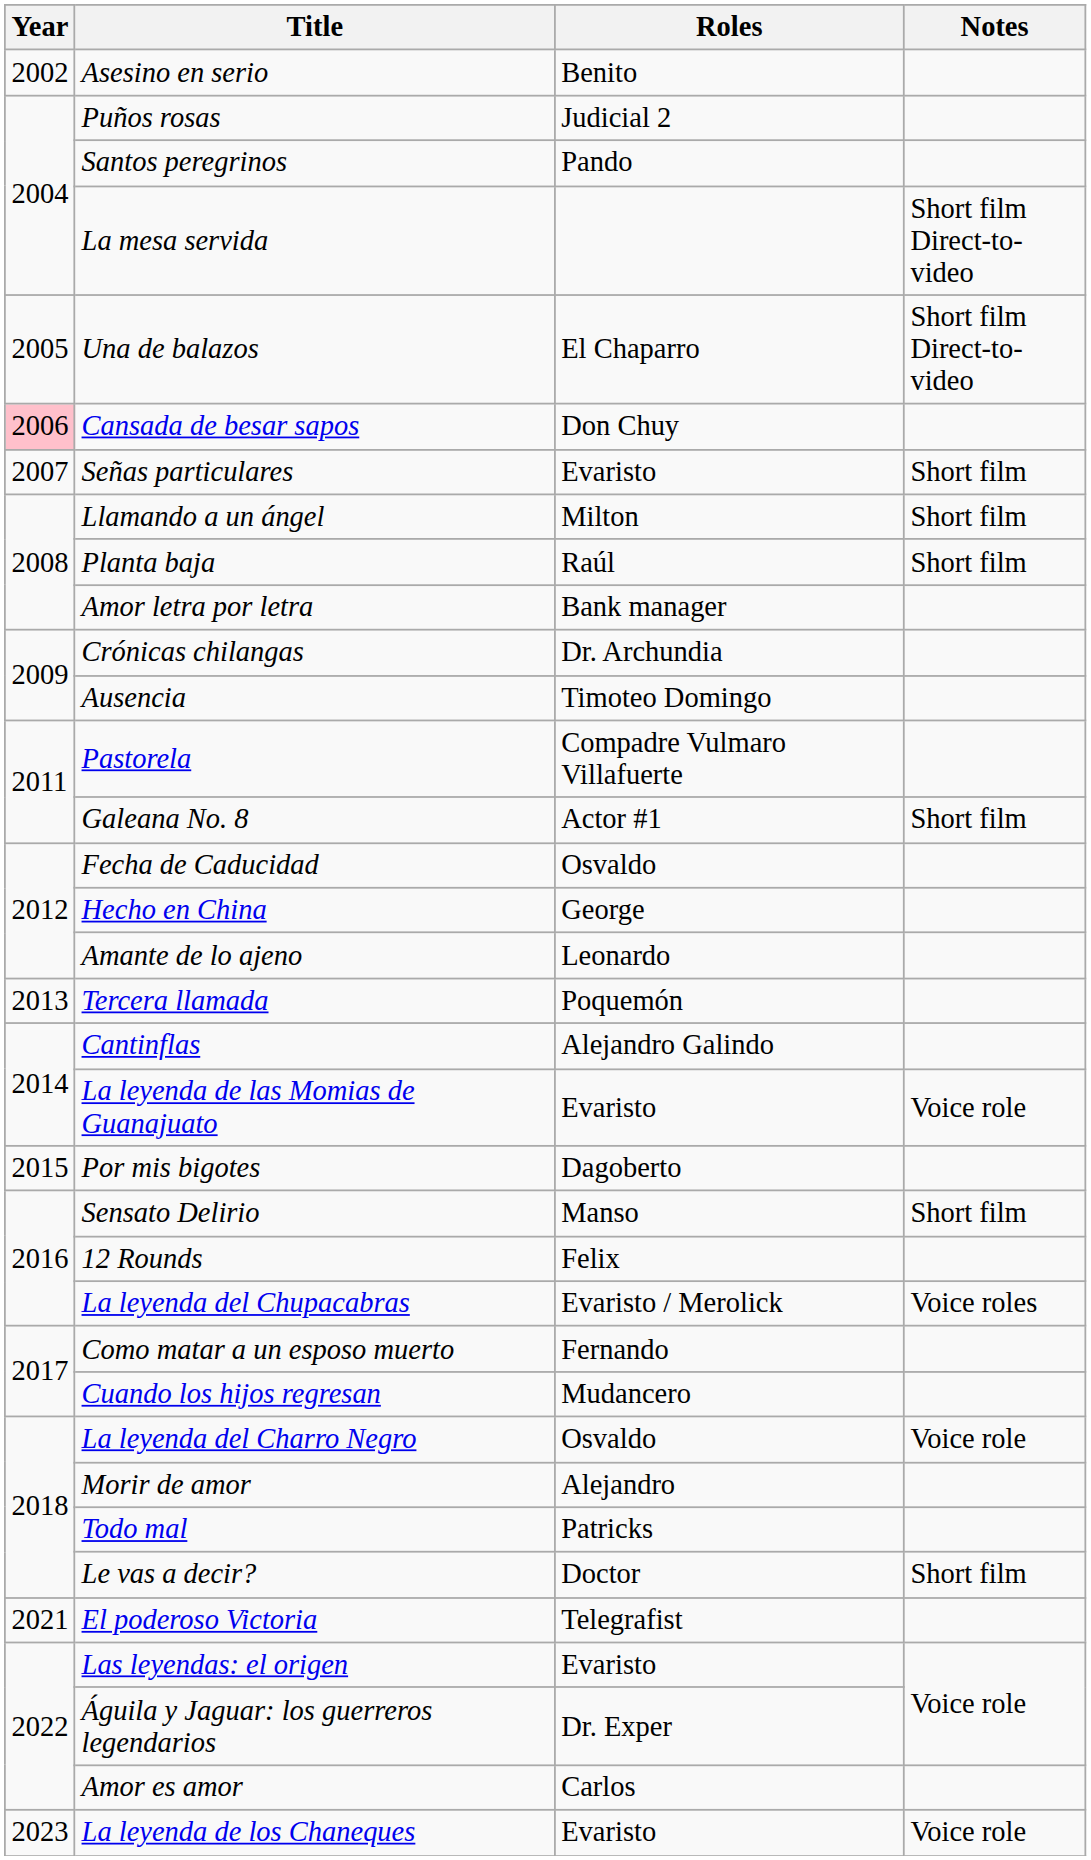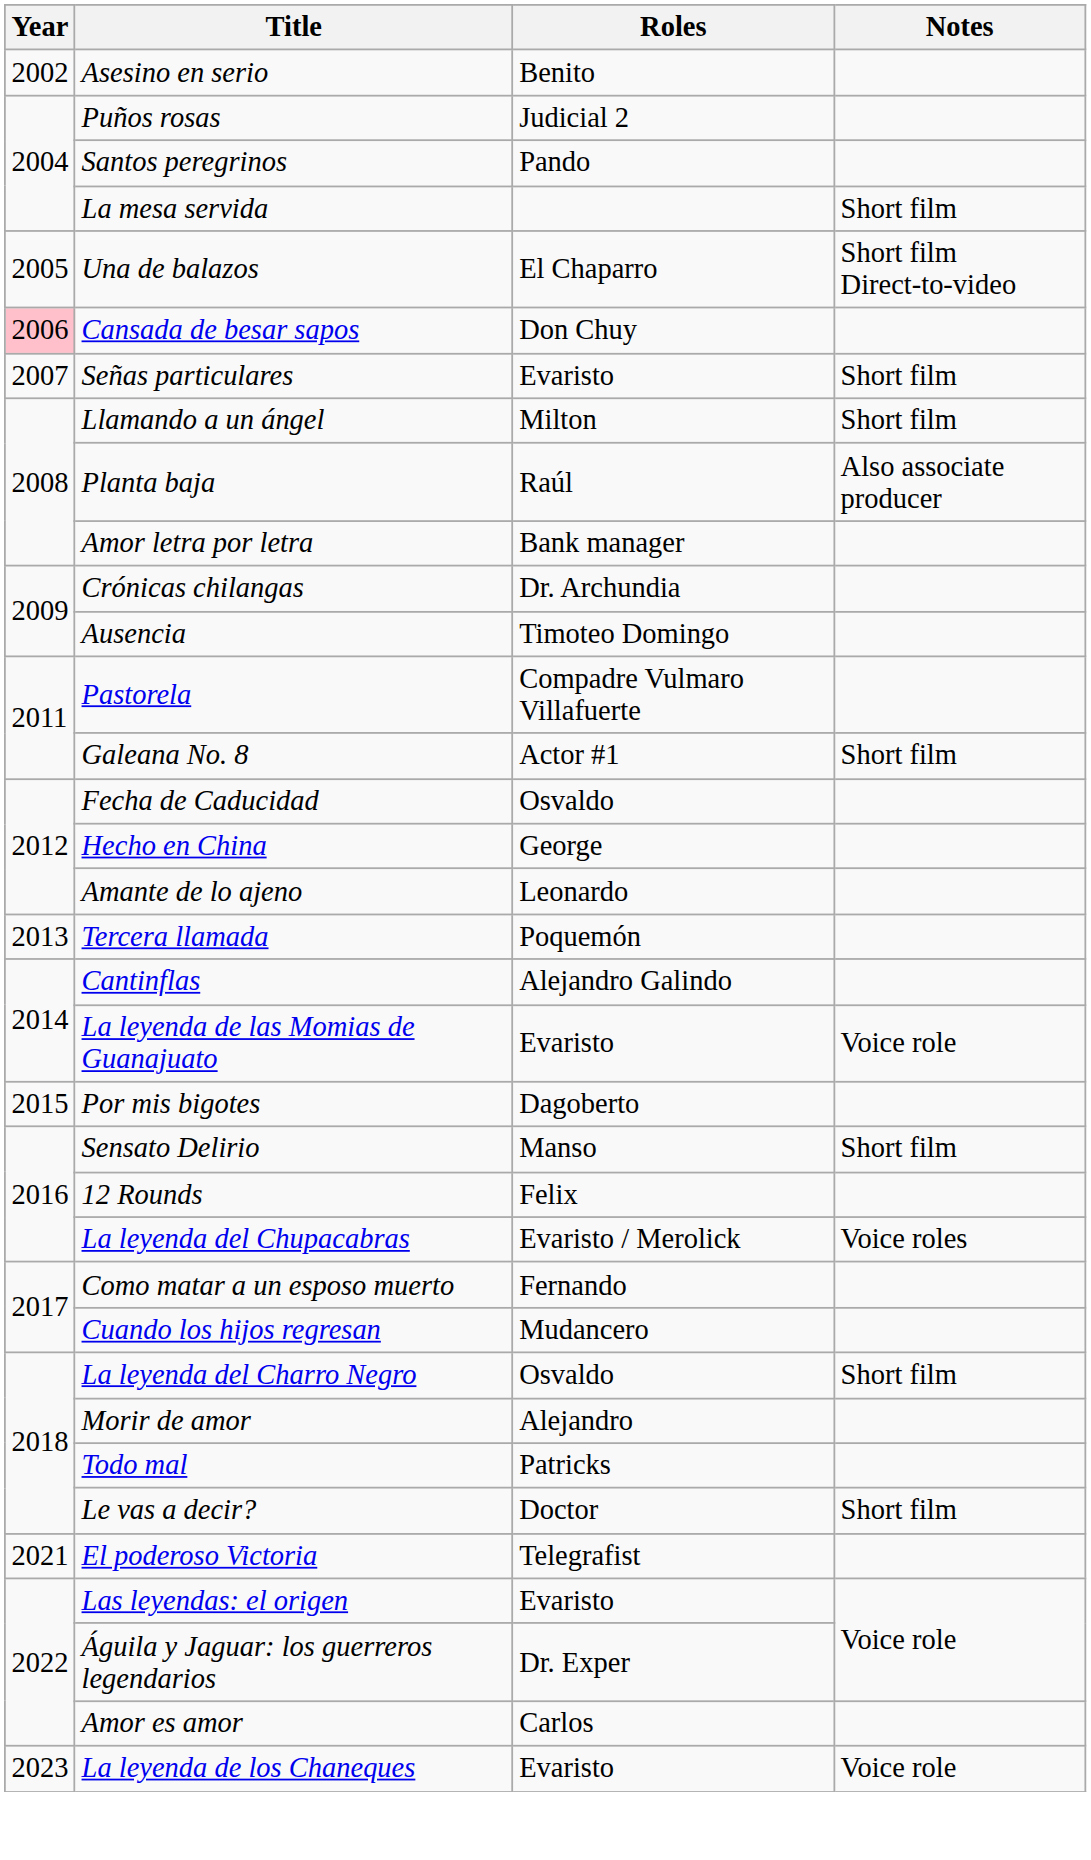(969, 239) Short film Direct-to-video -> (899, 207) Short film
(969, 561) Short film -> (922, 481) Also associate producer
(968, 1438) Voice role -> (899, 1374) Short film
